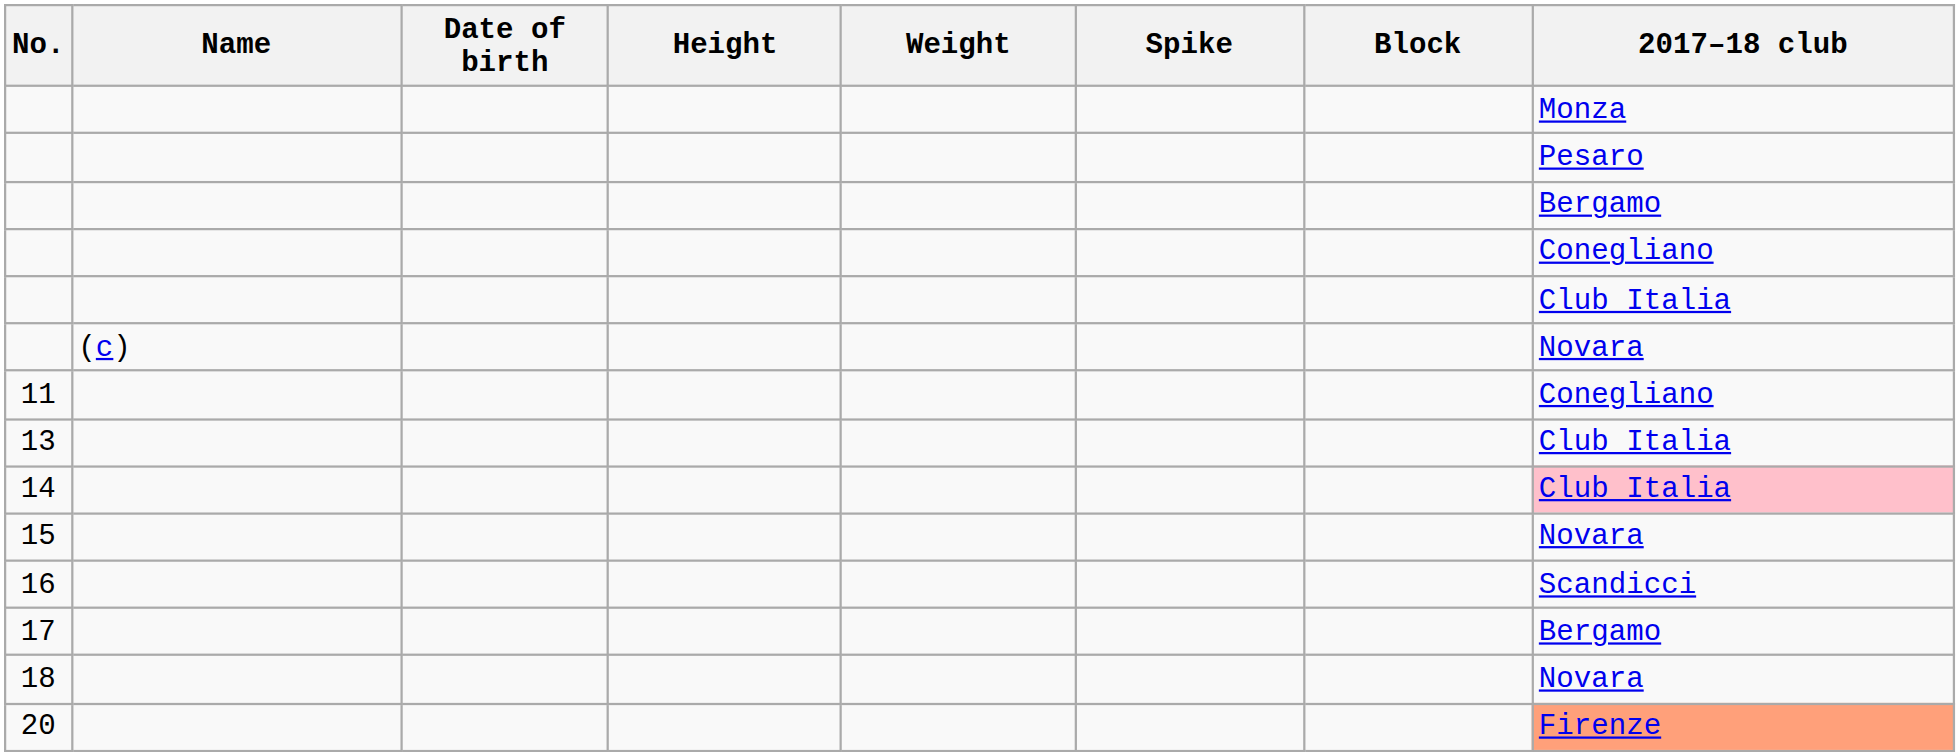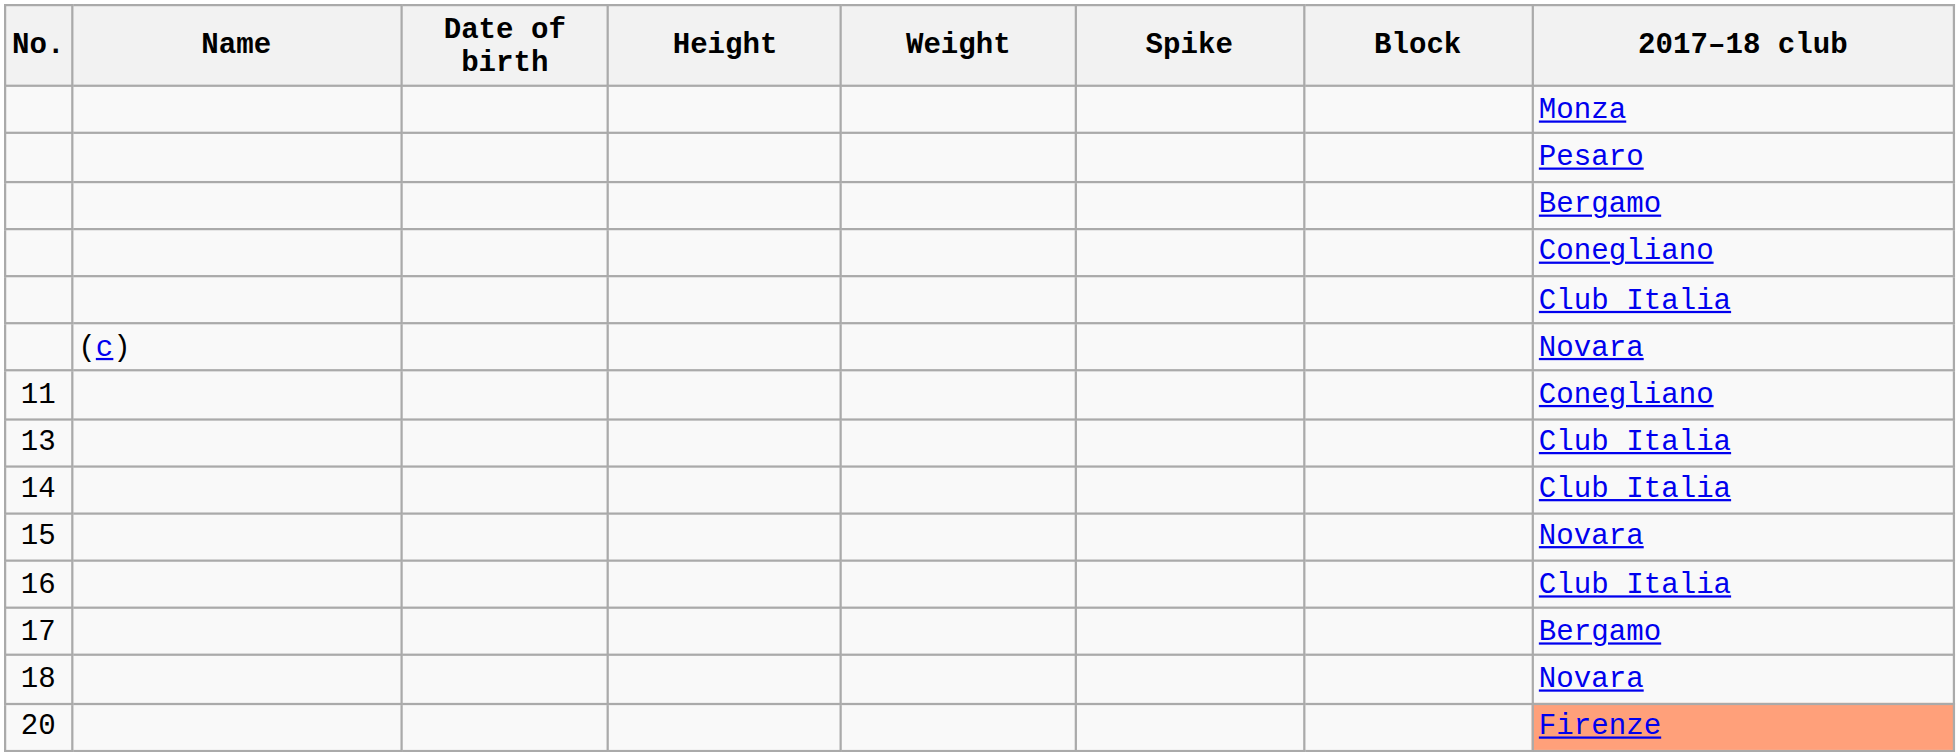(1635, 490) pink background -> (1635, 490) no background
(1618, 585) Scandicci -> (1635, 585) Club Italia
